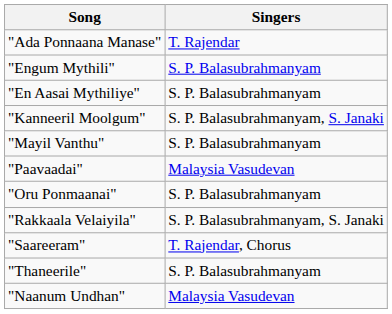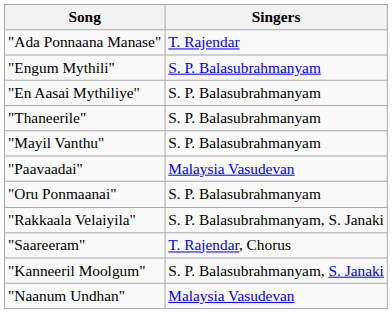rows swapped: (77, 118) <-> (47, 270)
